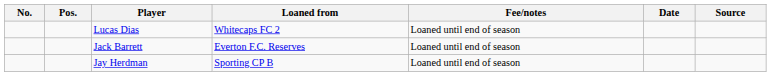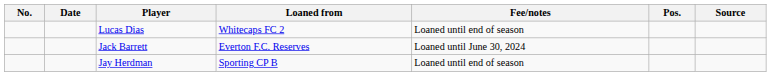columns swapped: (68, 13) <-> (669, 13)
(465, 46) Loaned until end of season -> (470, 46) Loaned until June 30, 2024
